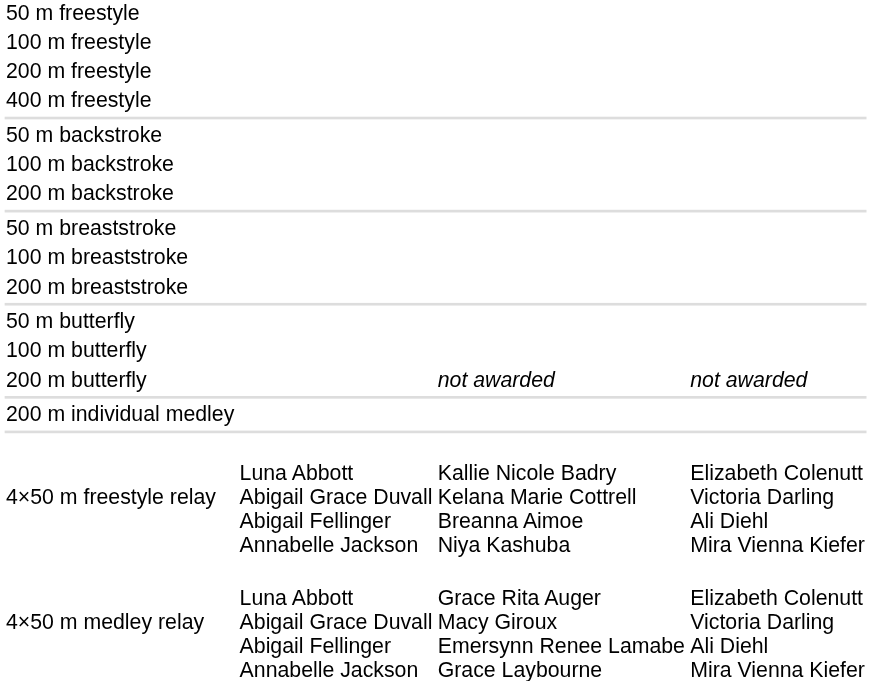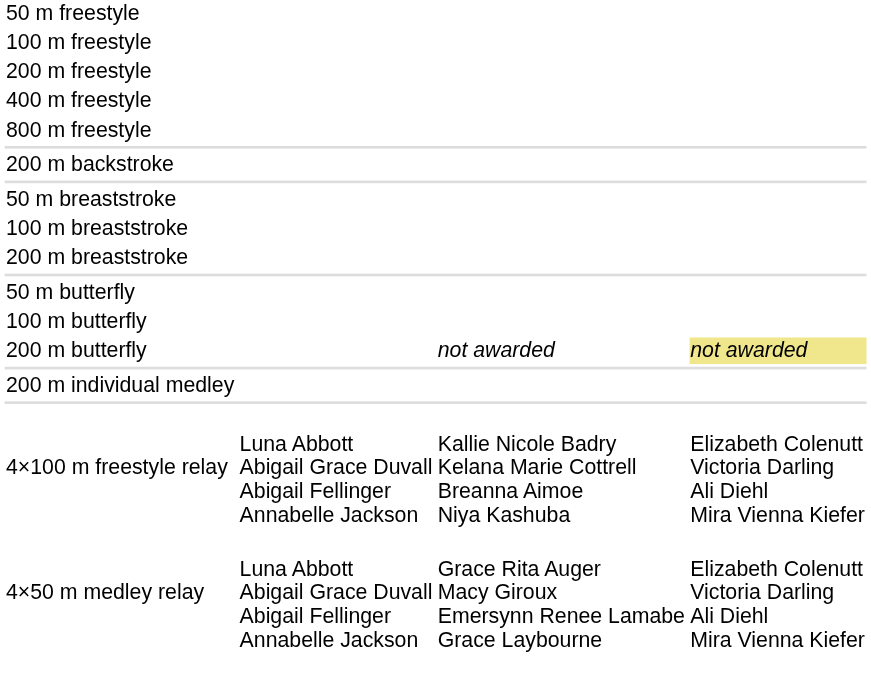+ row: (79, 129)
- row: (84, 135)
- row: (90, 164)
(749, 379) no background -> (749, 350) khaki background
- row: (111, 496)
+ row: (117, 467)
